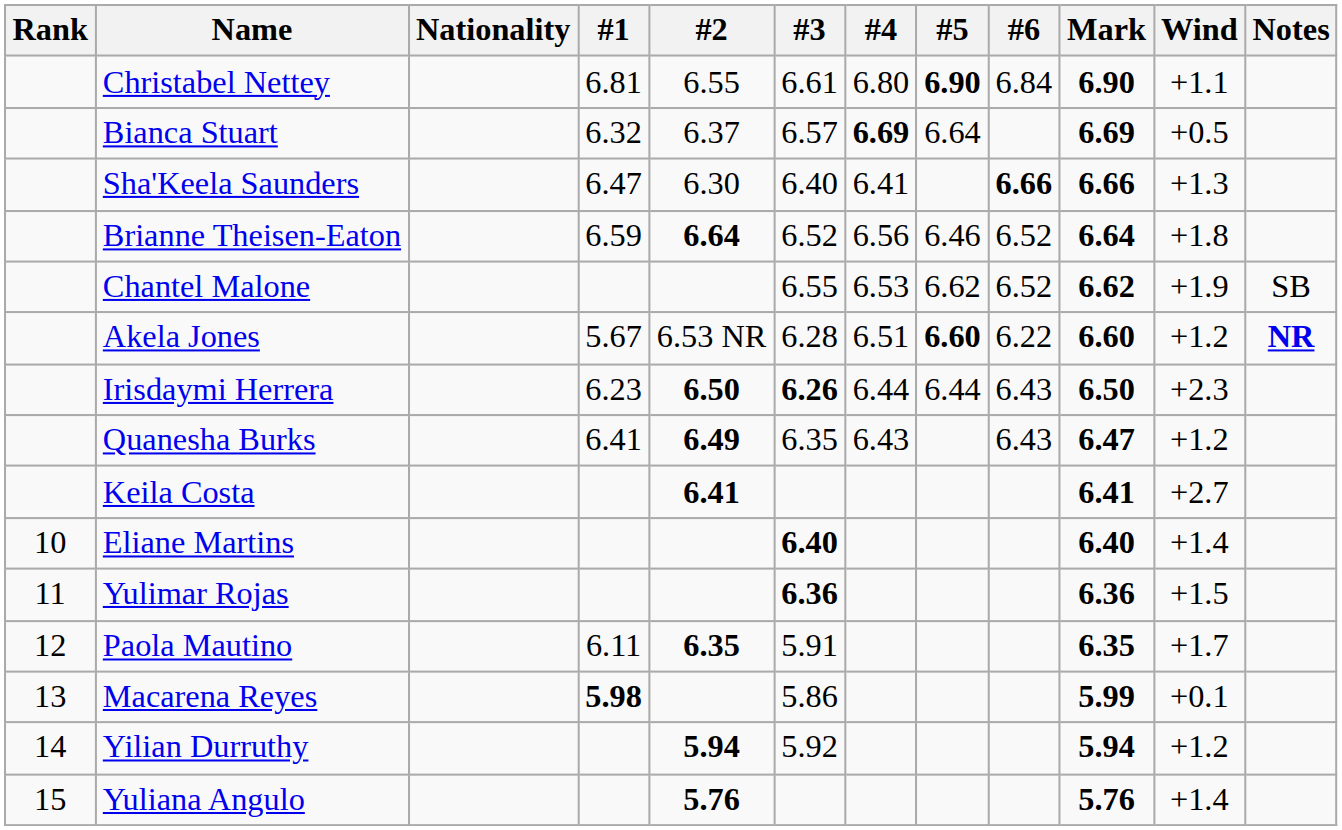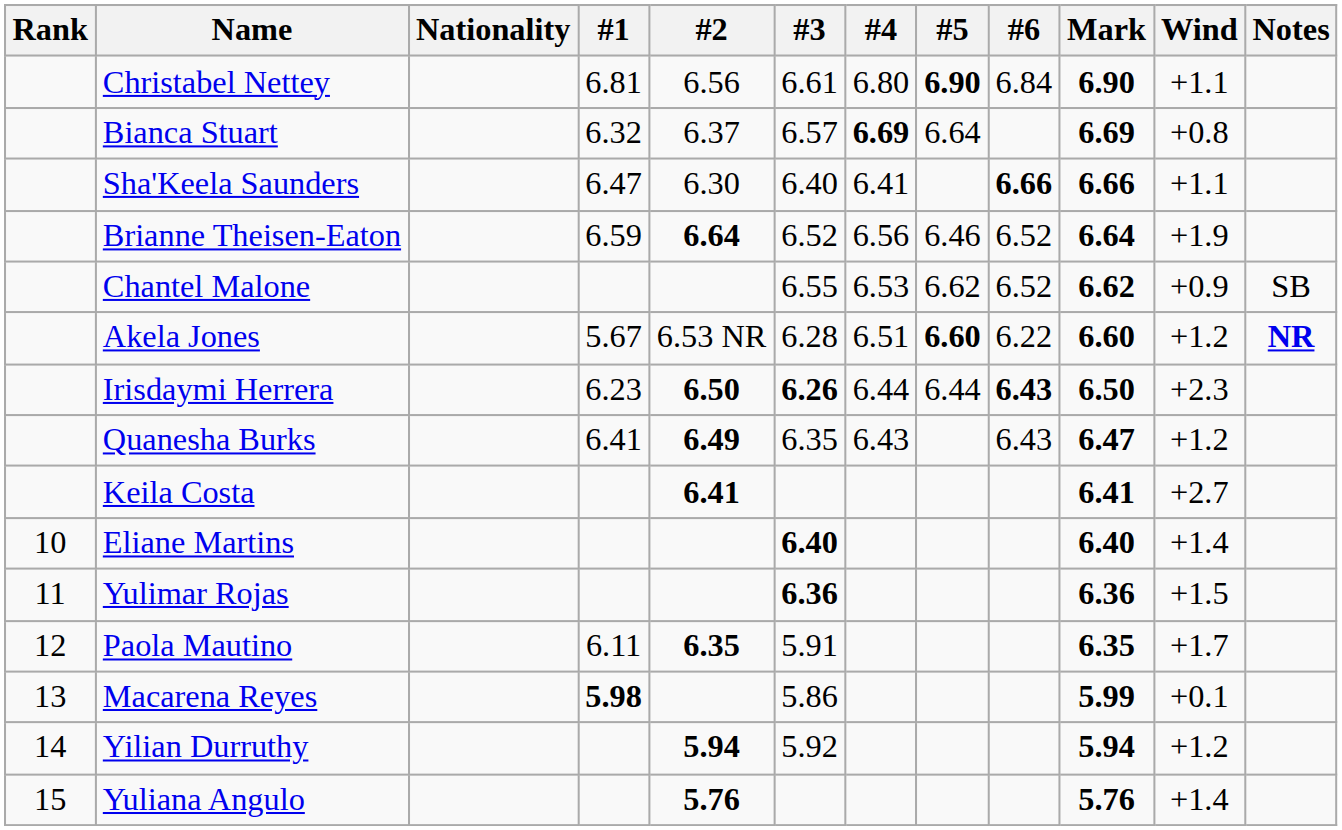(712, 81) 6.55 -> (712, 81) 6.56
(1199, 132) +0.5 -> (1199, 132) +0.8
(1199, 183) +1.3 -> (1199, 183) +1.1
(1199, 235) +1.8 -> (1199, 235) +1.9
(1199, 286) +1.9 -> (1199, 286) +0.9
(1024, 388) normal -> (1024, 388) bold
